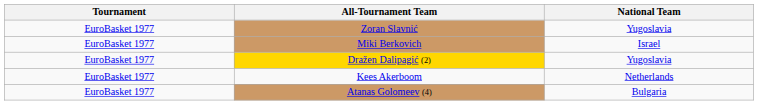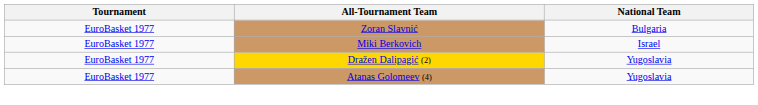(649, 28) Yugoslavia -> (649, 28) Bulgaria
- row: (389, 76)
(649, 92) Bulgaria -> (649, 76) Yugoslavia
